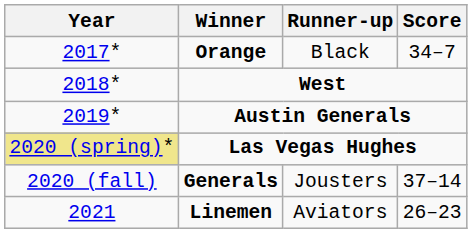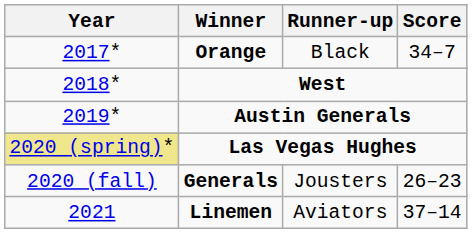(432, 181) 37–14 -> (432, 181) 26–23
(432, 213) 26–23 -> (432, 213) 37–14
